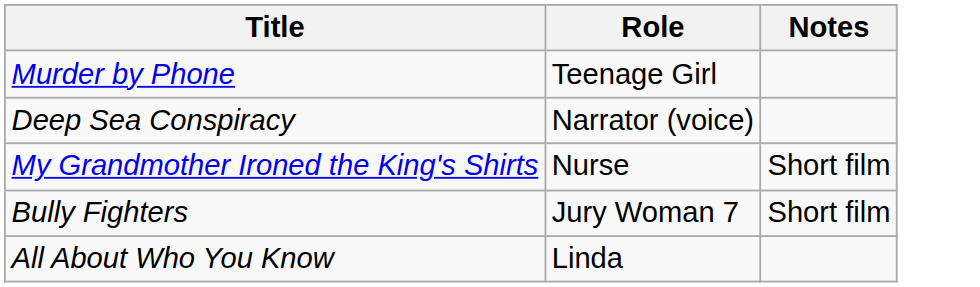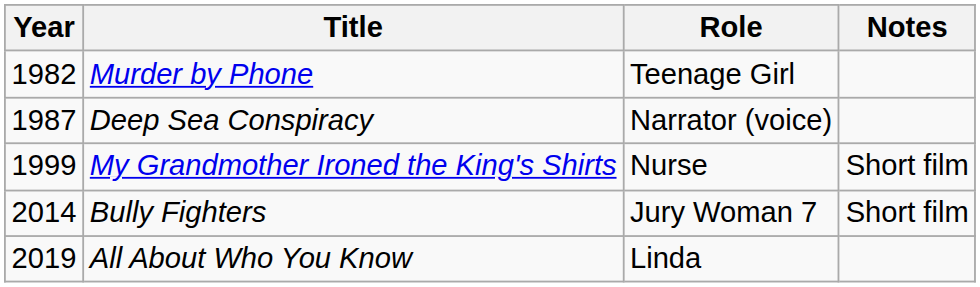+ column: (44, 27)
